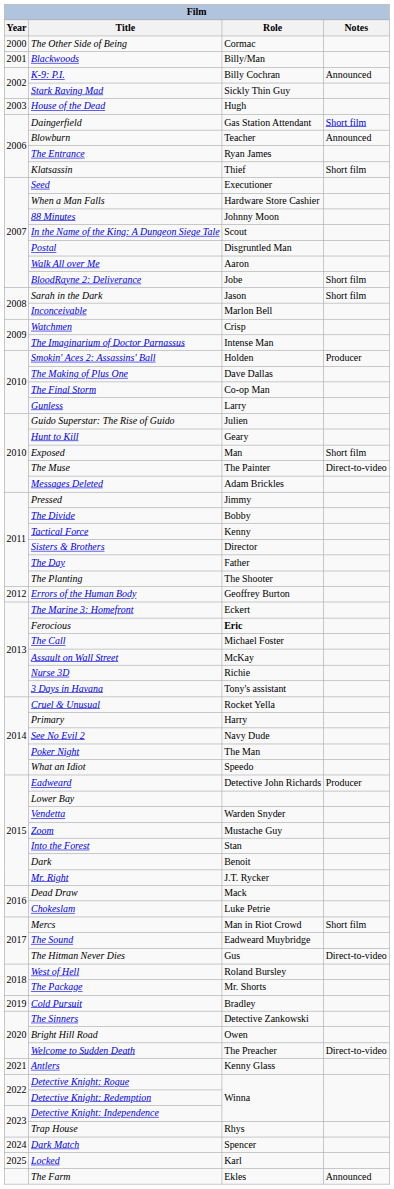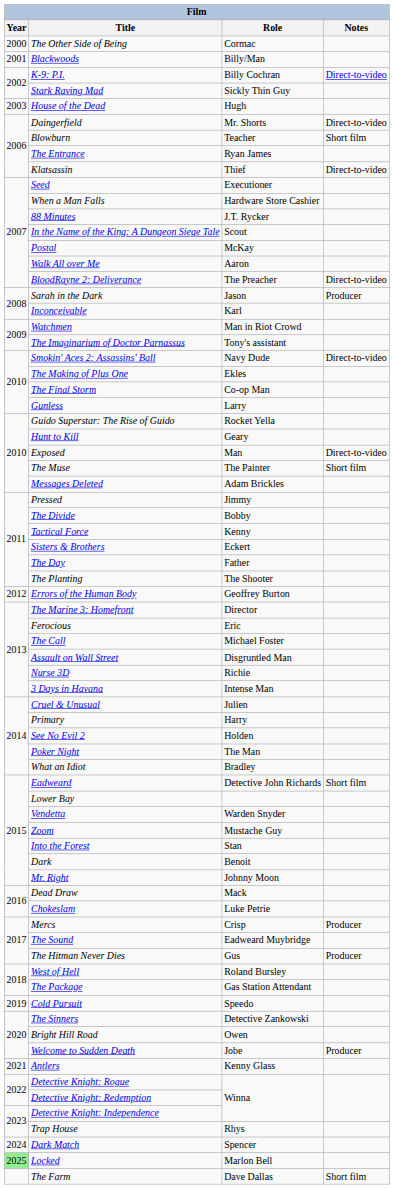(349, 75) Announced -> (356, 75) Direct-to-video
(268, 122) Gas Station Attendant -> (245, 122) Mr. Shorts
(346, 122) Short film -> (356, 122) Direct-to-video
(349, 138) Announced -> (346, 138) Short film
(346, 169) Short film -> (356, 169) Direct-to-video
(252, 216) Johnny Moon -> (247, 216) J.T. Rycker
(258, 248) Disgruntled Man -> (239, 248) McKay
(233, 279) Jobe -> (250, 279) The Preacher
(346, 279) Short film -> (356, 279) Direct-to-video
(346, 295) Short film -> (344, 295) Producer
(248, 311) Marlon Bell -> (233, 311) Karl
(235, 327) Crisp -> (263, 327) Man in Riot Crowd
(249, 342) Intense Man -> (255, 342) Tony's assistant
(239, 358) Holden -> (247, 358) Navy Dude
(344, 358) Producer -> (356, 358) Direct-to-video
(249, 374) Dave Dallas -> (235, 374) Ekles
(236, 421) Julien -> (249, 421) Rocket Yella
(346, 452) Short film -> (356, 452) Direct-to-video
(356, 468) Direct-to-video -> (346, 468) Short film
(241, 547) Director -> (237, 547) Eckert
(237, 610) Eckert -> (241, 610) Director
(233, 625) bold -> (232, 625) normal
(239, 657) McKay -> (258, 657) Disgruntled Man
(255, 688) Tony's assistant -> (249, 688) Intense Man
(249, 704) Rocket Yella -> (236, 704) Julien
(247, 736) Navy Dude -> (239, 736) Holden
(239, 767) Speedo -> (240, 767) Bradley
(344, 783) Producer -> (346, 783) Short film
(247, 877) J.T. Rycker -> (252, 877) Johnny Moon
(263, 924) Man in Riot Crowd -> (235, 924) Crisp
(346, 924) Short film -> (344, 924) Producer
(356, 956) Direct-to-video -> (344, 956) Producer
(245, 987) Mr. Shorts -> (268, 987) Gas Station Attendant
(240, 1003) Bradley -> (239, 1003) Speedo
(250, 1050) The Preacher -> (233, 1050) Jobe
(356, 1050) Direct-to-video -> (344, 1050) Producer
(17, 1160) no background -> (17, 1160) lightgreen background
(233, 1160) Karl -> (248, 1160) Marlon Bell
(235, 1176) Ekles -> (249, 1176) Dave Dallas
(349, 1176) Announced -> (346, 1176) Short film
